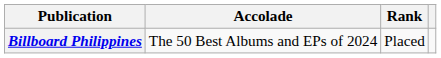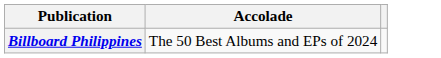- column: (405, 16)
